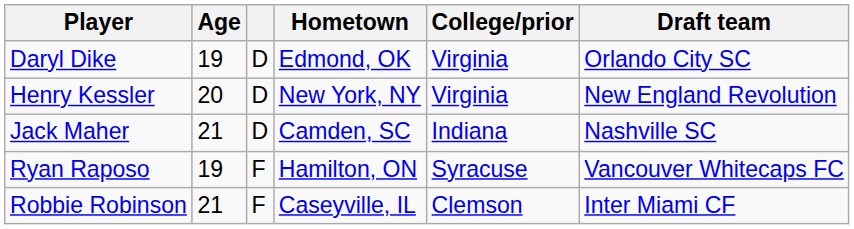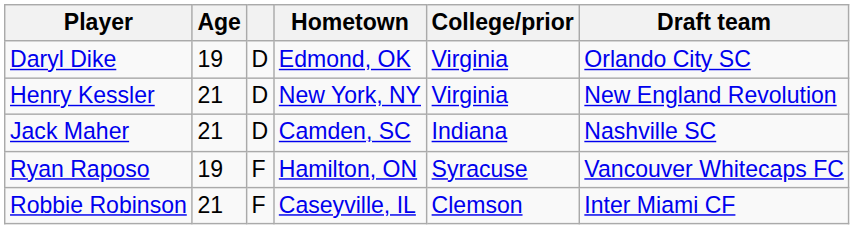(210, 95) 20 -> (210, 95) 21
